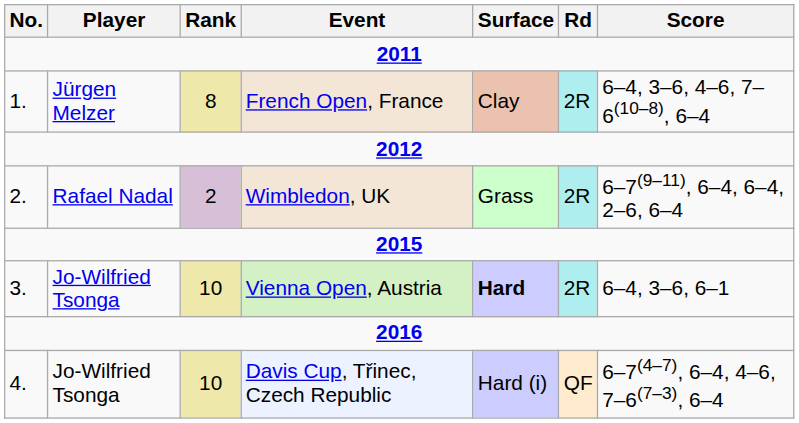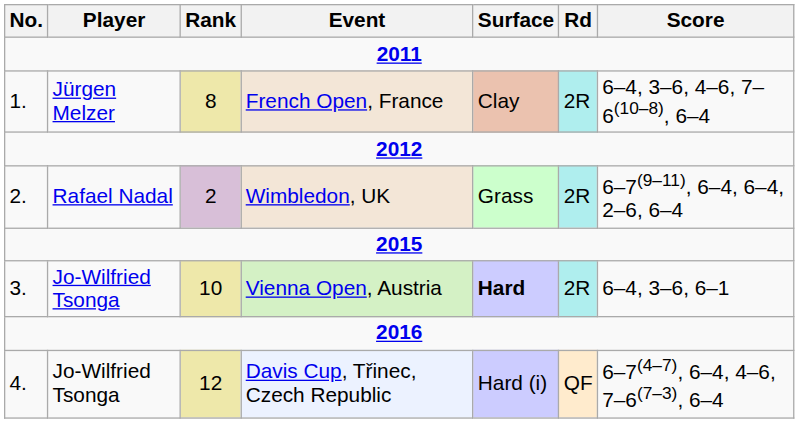(211, 383) 10 -> (211, 383) 12
